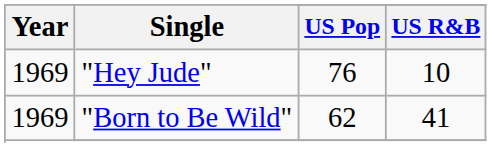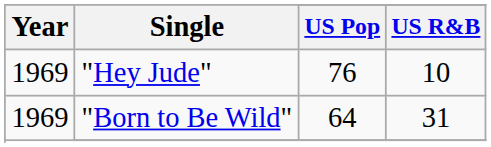(342, 117) 62 -> (342, 117) 64
(436, 117) 41 -> (436, 117) 31
